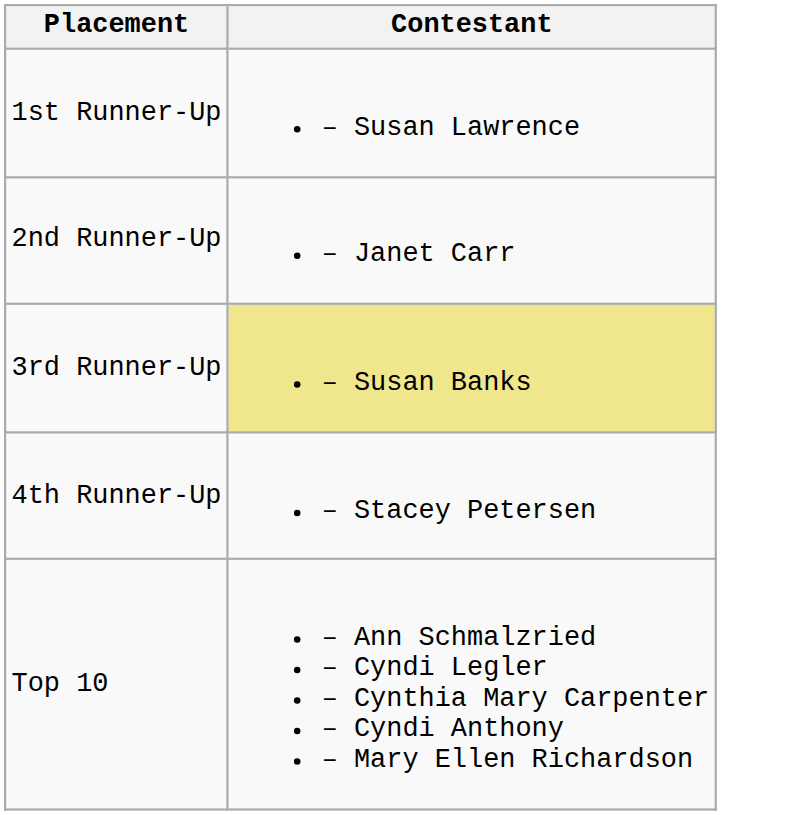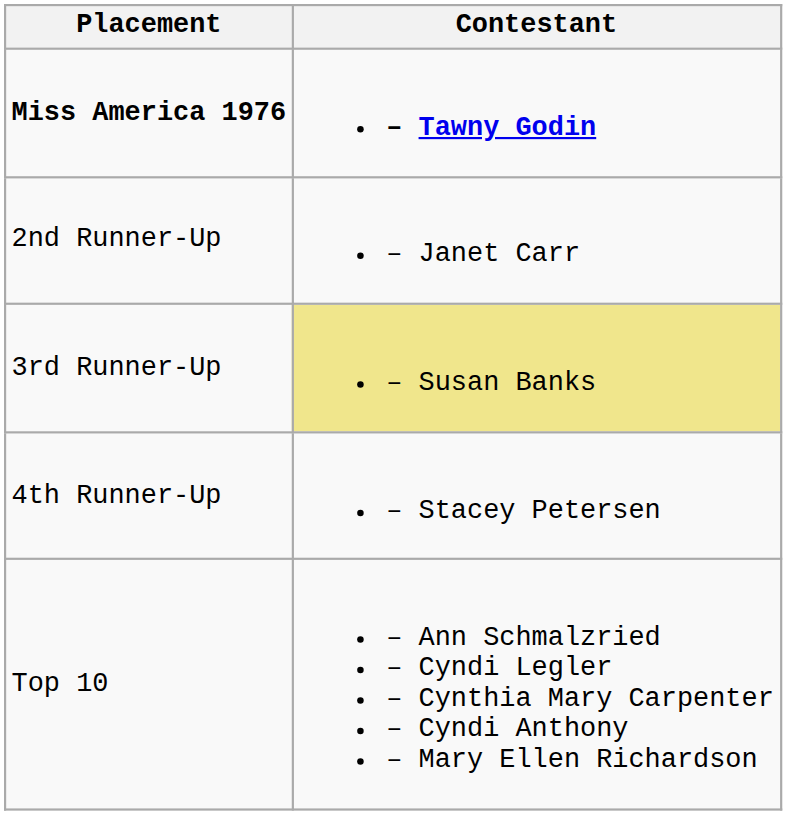+ row: (149, 113)
- row: (117, 113)
